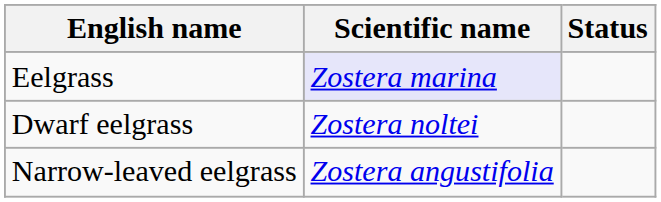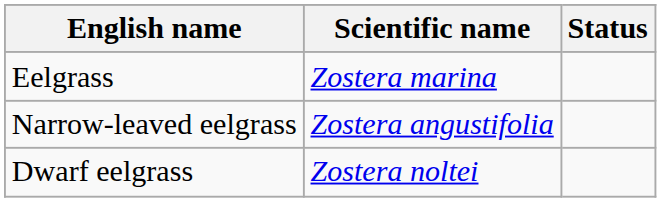(404, 76) lavender background -> (404, 76) no background
rows swapped: (154, 171) <-> (102, 123)
